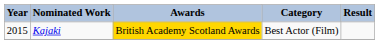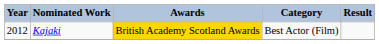(17, 30) 2015 -> (17, 30) 2012
